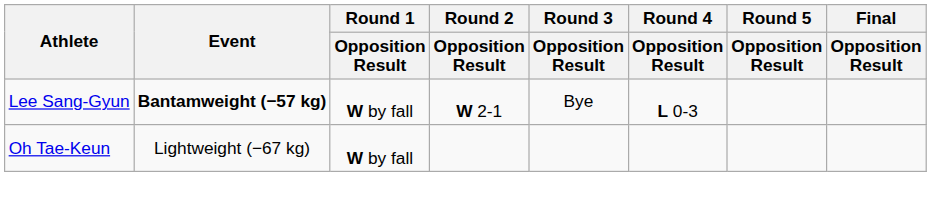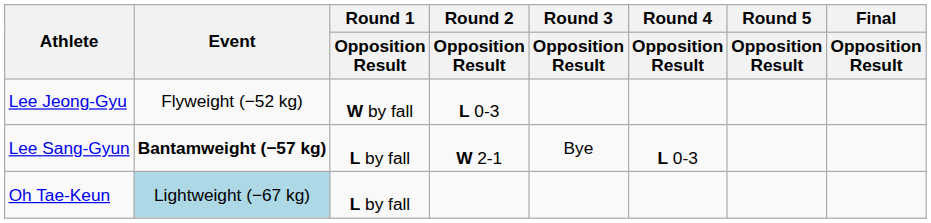+ row: (68, 102)
(380, 112) W by fall -> (380, 158) L by fall
(232, 149) no background -> (232, 195) lightblue background
(380, 158) W by fall -> (380, 205) L by fall
